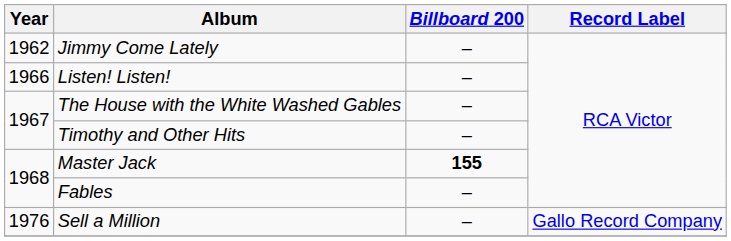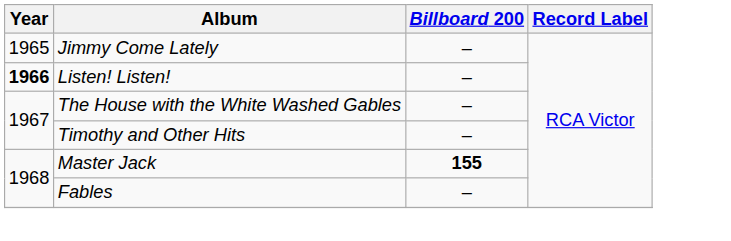(29, 47) 1962 -> (29, 47) 1965
(29, 76) normal -> (29, 76) bold
- row: (109, 221)
